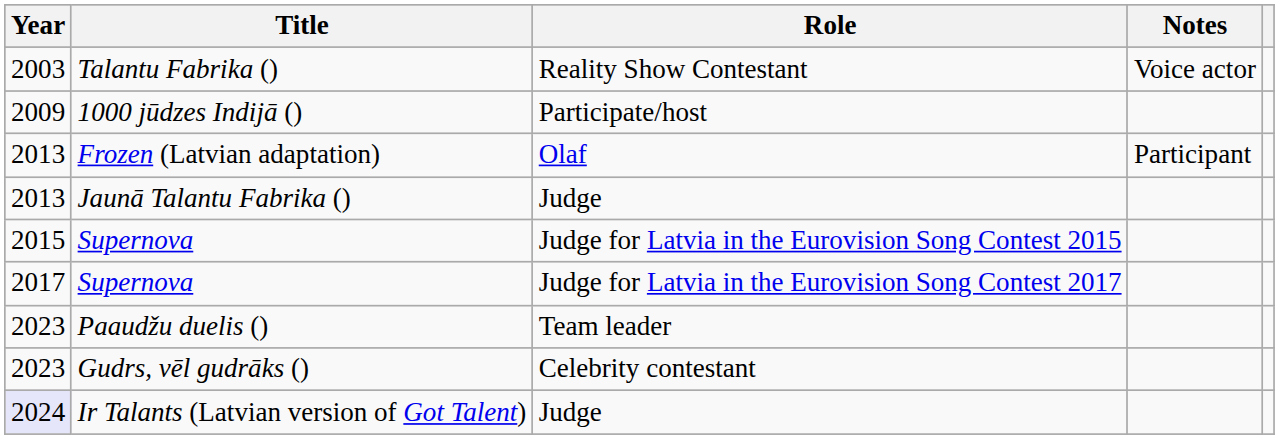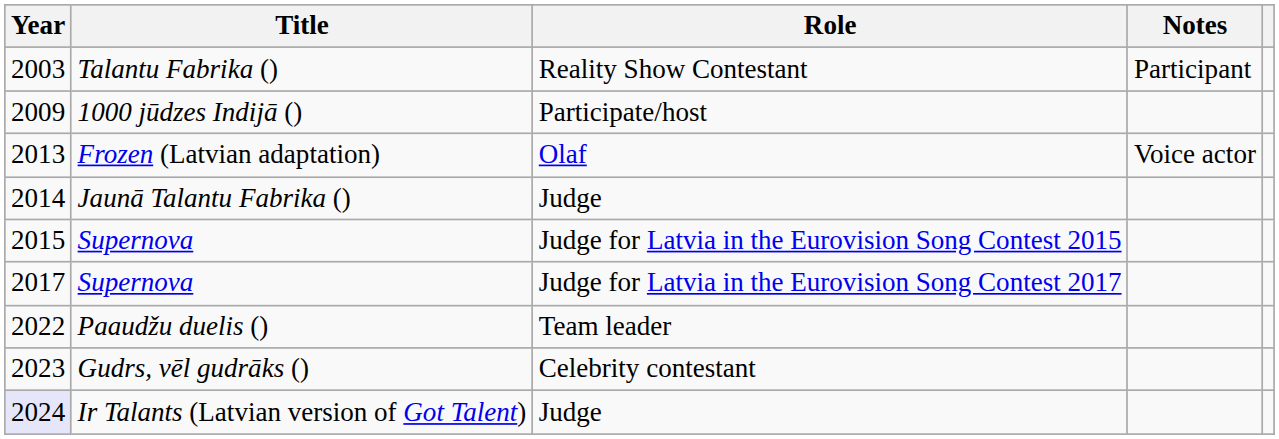(1195, 68) Voice actor -> (1193, 68) Participant
(1193, 154) Participant -> (1195, 154) Voice actor
(38, 197) 2013 -> (38, 197) 2014
(38, 326) 2023 -> (38, 326) 2022
